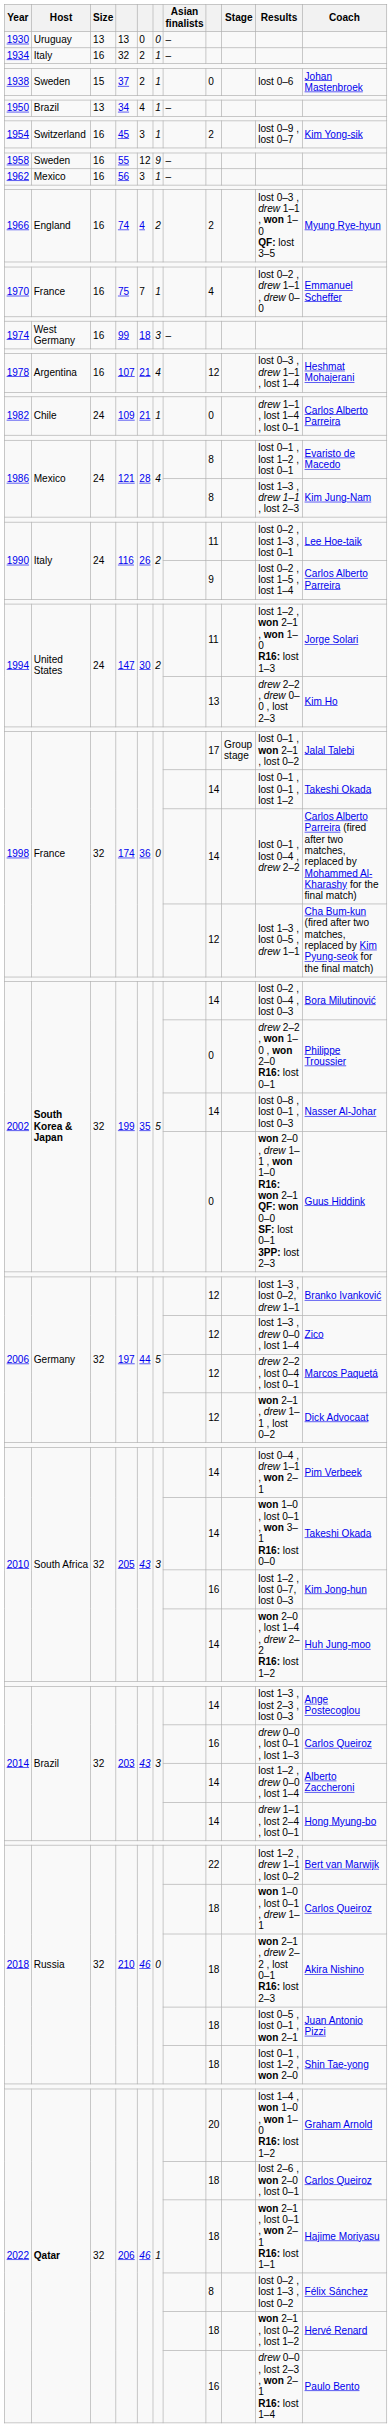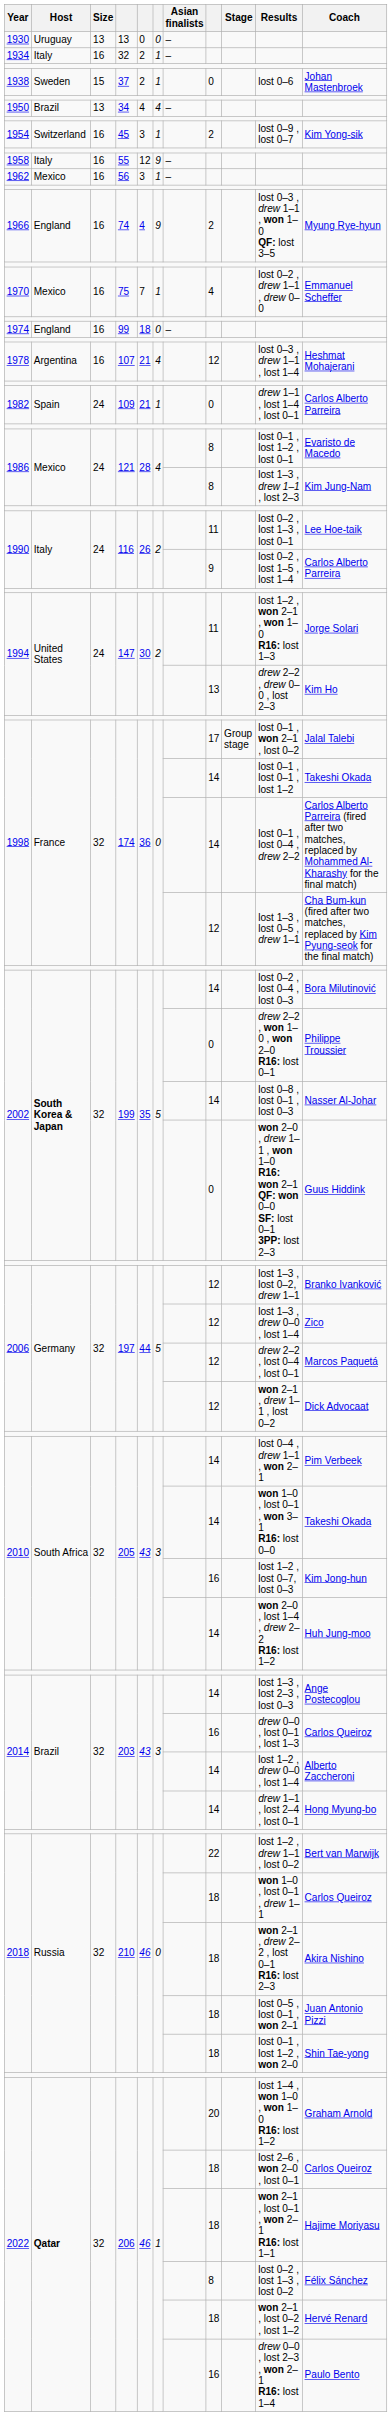(158, 108) 1 -> (158, 108) 4
(52, 161) Sweden -> (43, 161) Italy
(158, 225) 2 -> (158, 225) 9
(49, 291) France -> (50, 291) Mexico
(54, 335) West Germany -> (52, 329) England
(158, 335) 3 -> (158, 329) 0
(45, 416) Chile -> (47, 404) Spain
